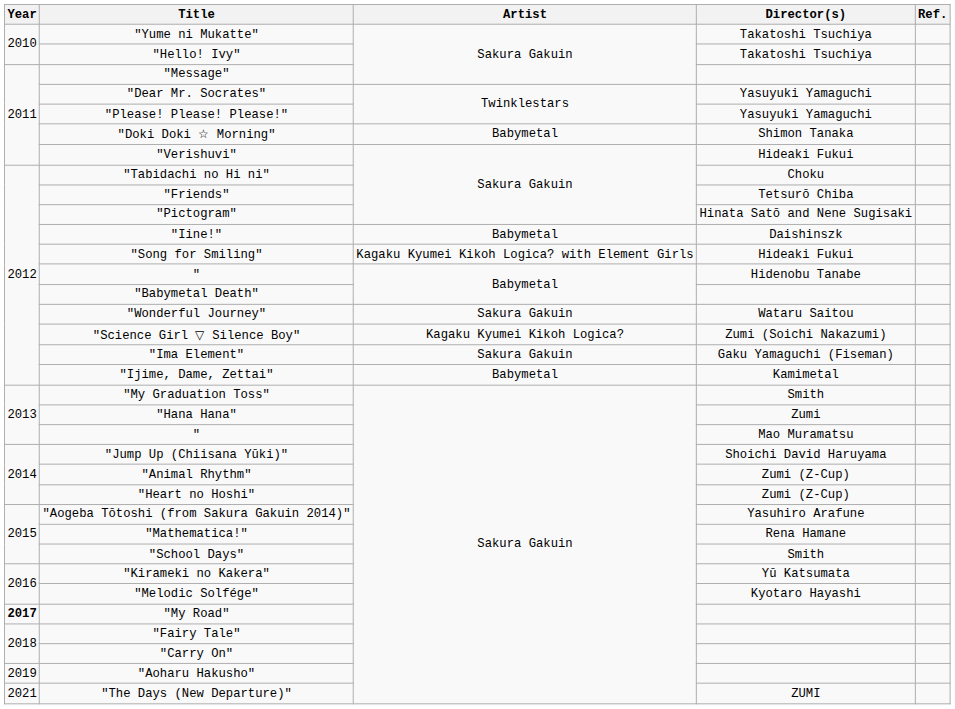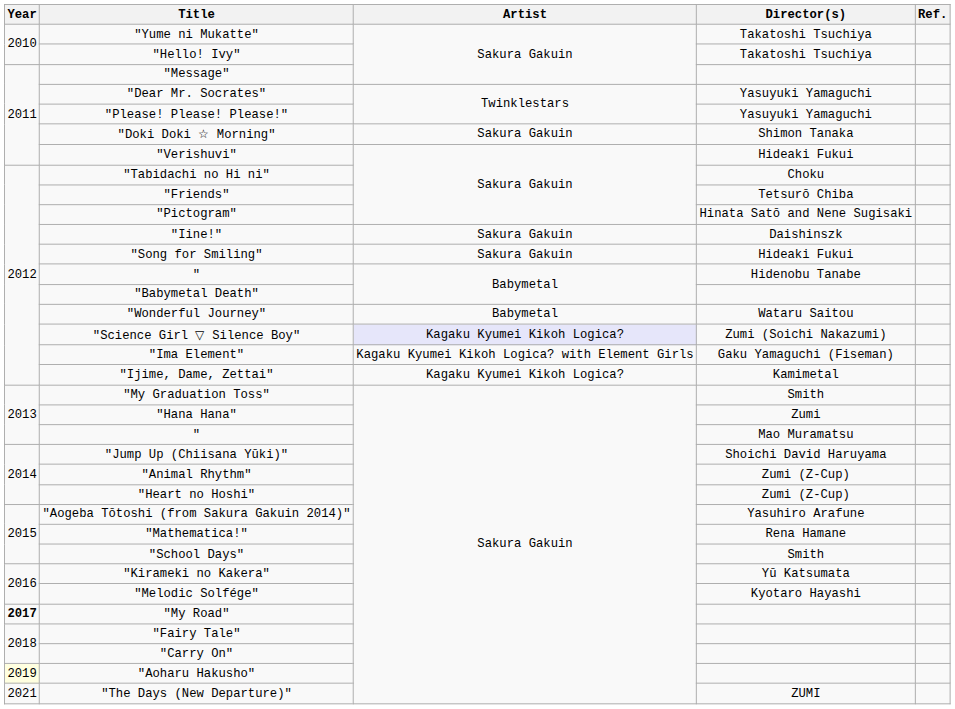(525, 134) Babymetal -> (525, 134) Sakura Gakuin
(525, 234) Babymetal -> (525, 234) Sakura Gakuin
(525, 254) Kagaku Kyumei Kikoh Logica? with Element Girls -> (525, 254) Sakura Gakuin
(525, 314) Sakura Gakuin -> (525, 314) Babymetal
(525, 334) no background -> (525, 334) lavender background
(525, 355) Sakura Gakuin -> (525, 355) Kagaku Kyumei Kikoh Logica? with Element Girls
(525, 375) Babymetal -> (525, 375) Kagaku Kyumei Kikoh Logica?
(22, 674) no background -> (22, 674) lightyellow background
